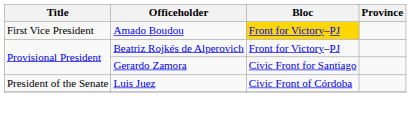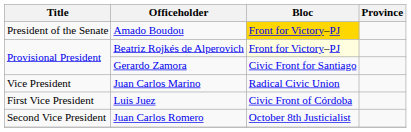(50, 30) First Vice President -> (58, 30) President of the Senate
(294, 48) no background -> (294, 48) lightyellow background
+ row: (157, 83)
(58, 83) President of the Senate -> (50, 100) First Vice President
+ row: (159, 118)
